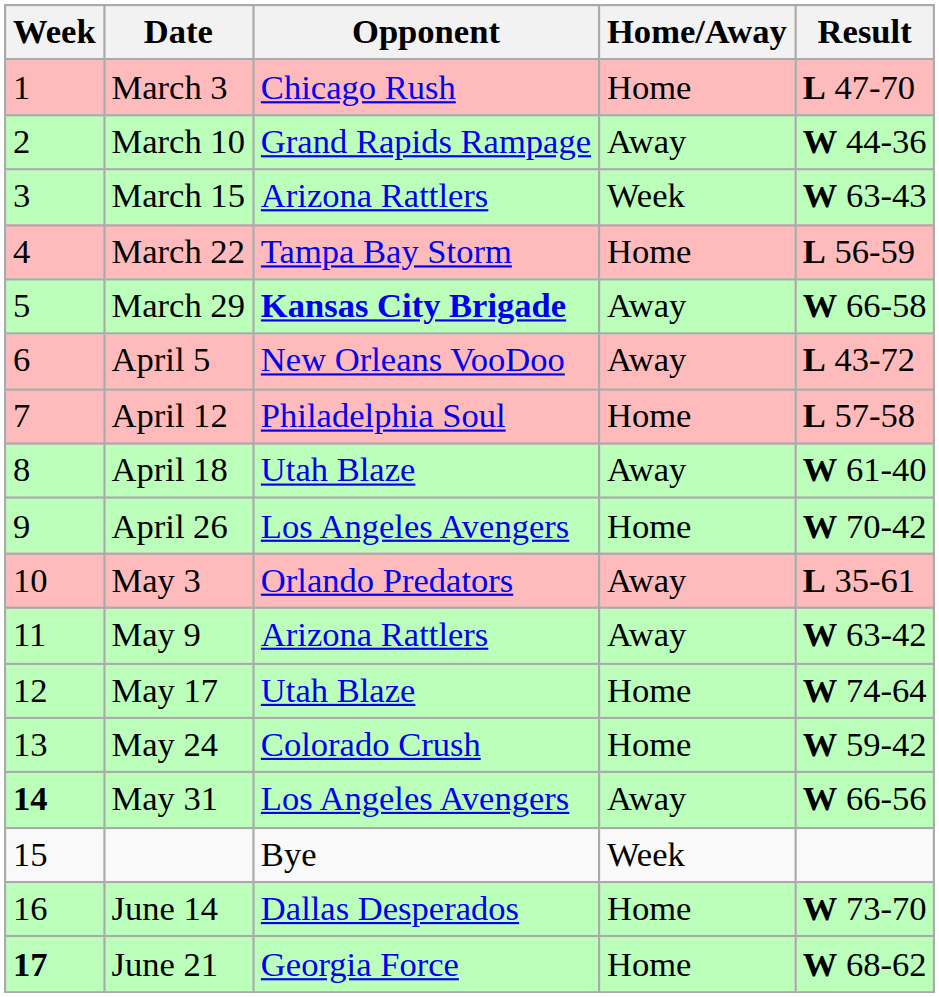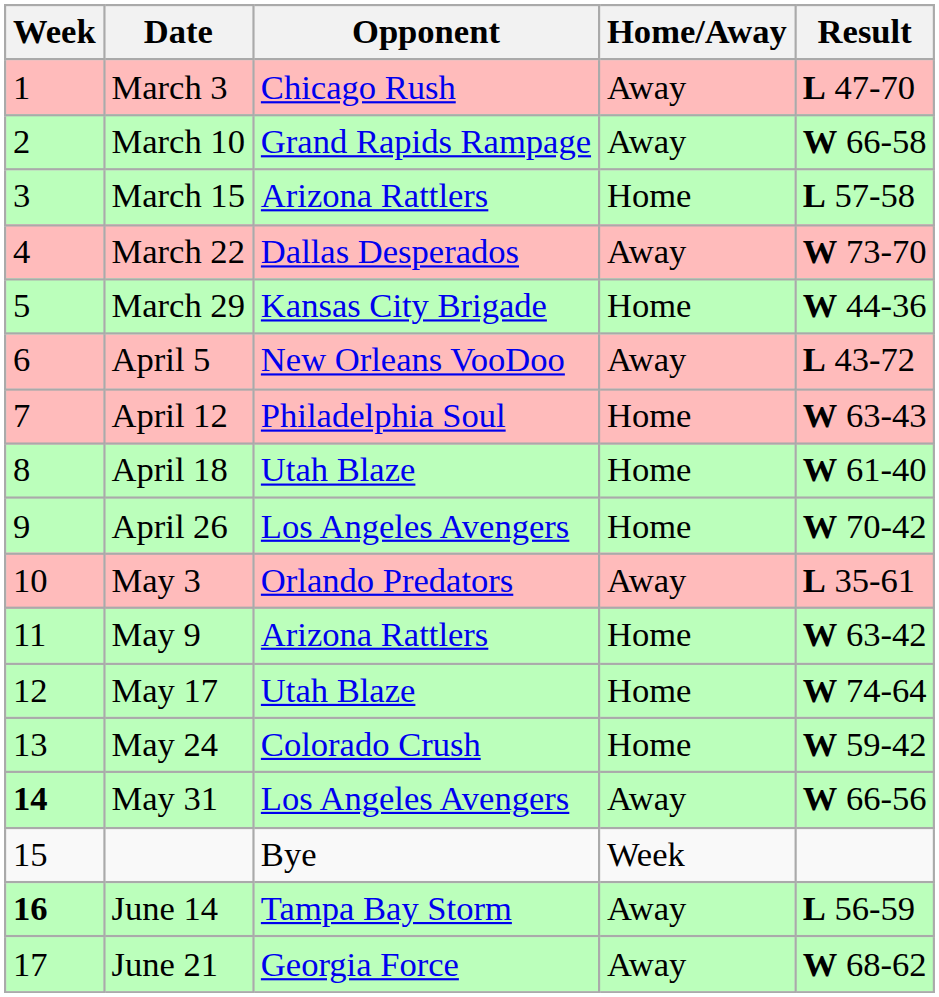(649, 86) Home -> (647, 86) Away
(865, 141) W 44-36 -> (865, 141) W 66-58
(646, 196) Week -> (649, 196) Home
(865, 196) W 63-43 -> (859, 196) L 57-58
(386, 251) Tampa Bay Storm -> (390, 251) Dallas Desperados
(649, 251) Home -> (647, 251) Away
(859, 251) L 56-59 -> (865, 251) W 73-70
(414, 305) bold -> (404, 305) normal
(647, 305) Away -> (649, 305) Home
(865, 305) W 66-58 -> (865, 305) W 44-36
(859, 415) L 57-58 -> (865, 415) W 63-43
(647, 470) Away -> (649, 470) Home
(647, 634) Away -> (649, 634) Home
(30, 908) normal -> (30, 908) bold
(390, 908) Dallas Desperados -> (386, 908) Tampa Bay Storm
(649, 908) Home -> (647, 908) Away
(865, 908) W 73-70 -> (859, 908) L 56-59
(30, 963) bold -> (30, 963) normal
(649, 963) Home -> (647, 963) Away
